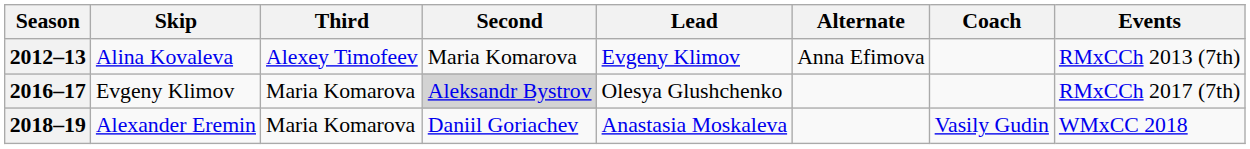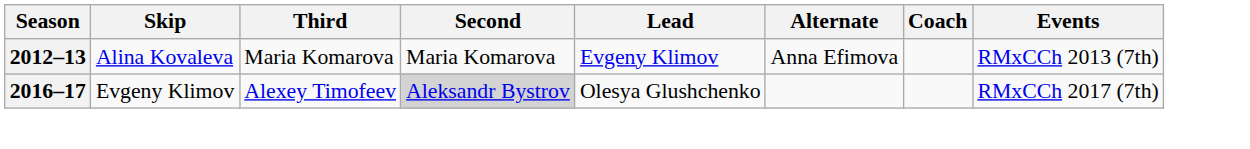(342, 56) Alexey Timofeev -> (319, 56) Maria Komarova
(341, 90) Maria Komarova -> (320, 90) Alexey Timofeev
- row: (48, 125)
